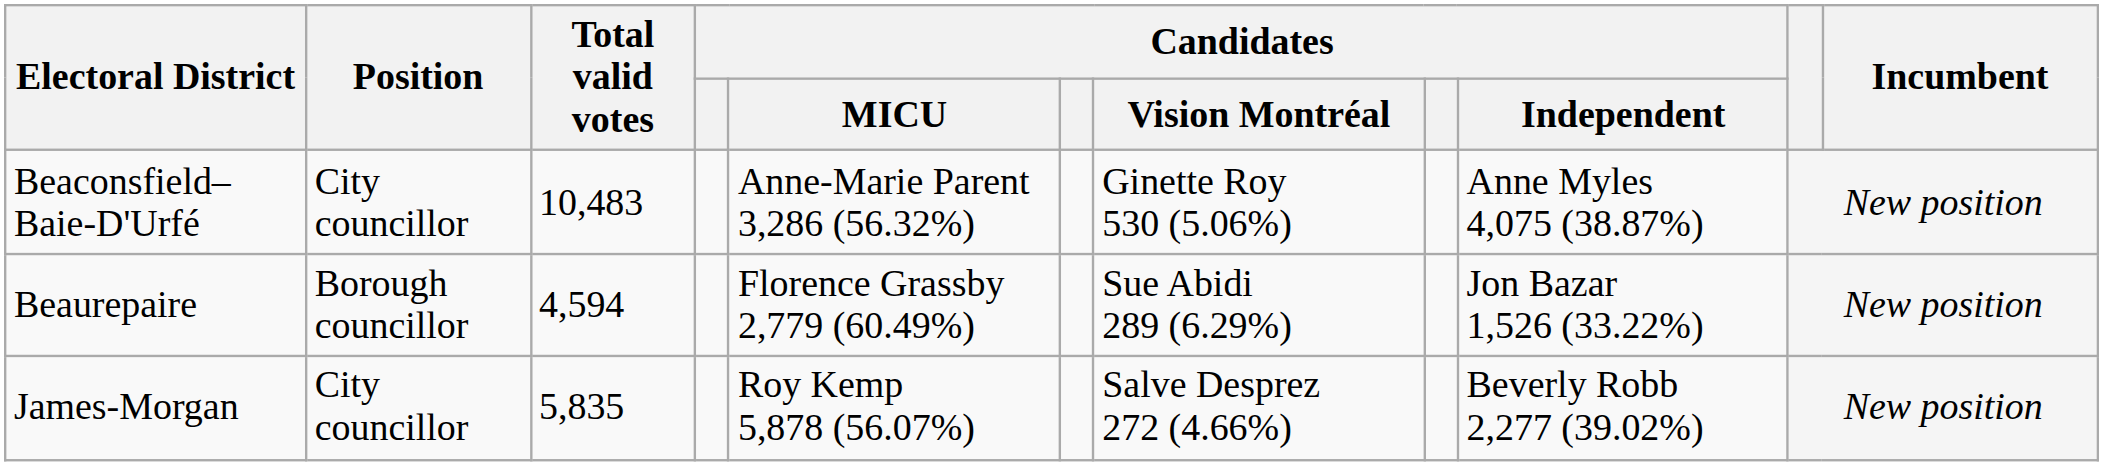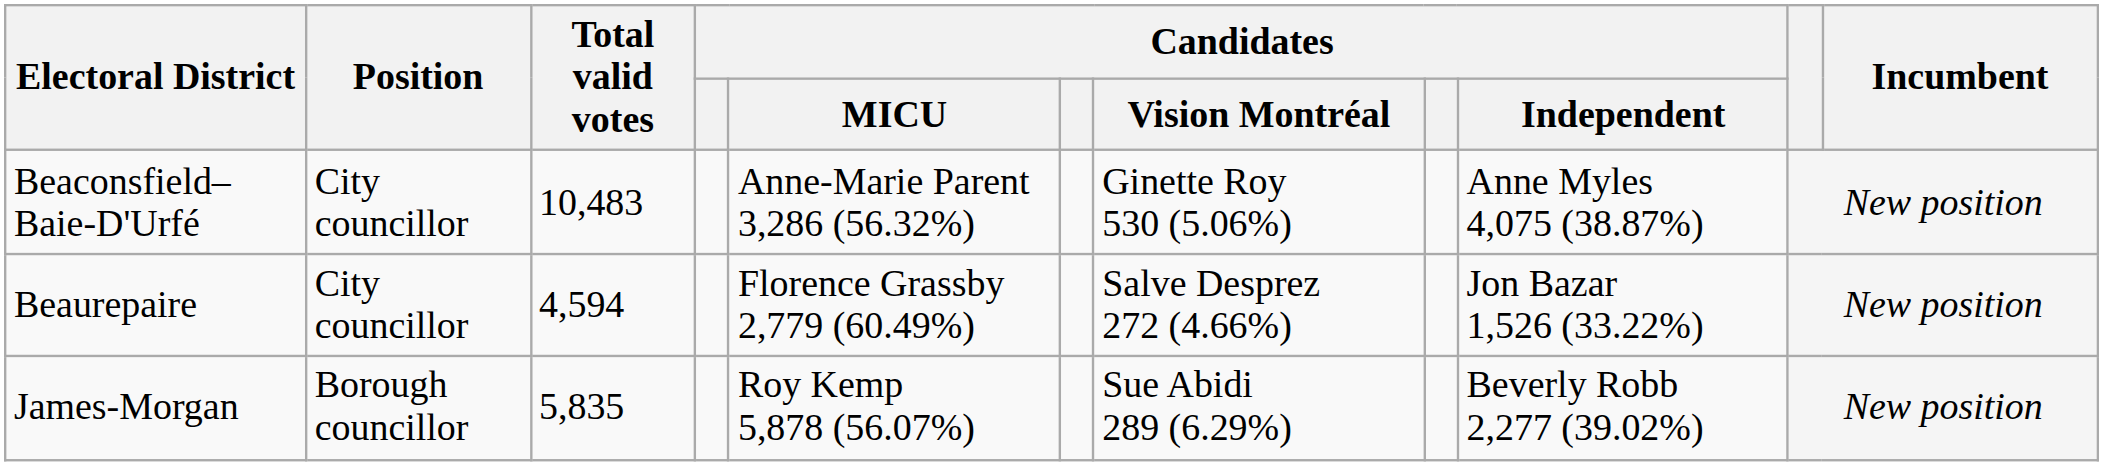(392, 304) Borough councillor -> (392, 304) City councillor
(1197, 304) Sue Abidi 289 (6.29%) -> (1211, 304) Salve Desprez 272 (4.66%)
(392, 406) City councillor -> (392, 406) Borough councillor
(1211, 406) Salve Desprez 272 (4.66%) -> (1197, 406) Sue Abidi 289 (6.29%)
